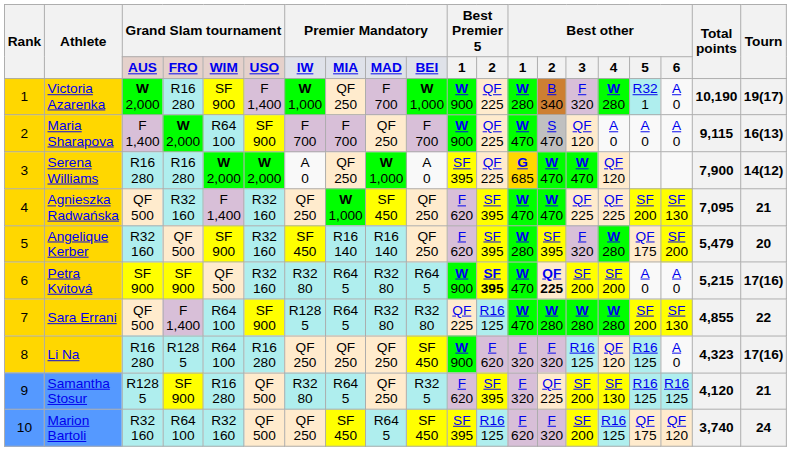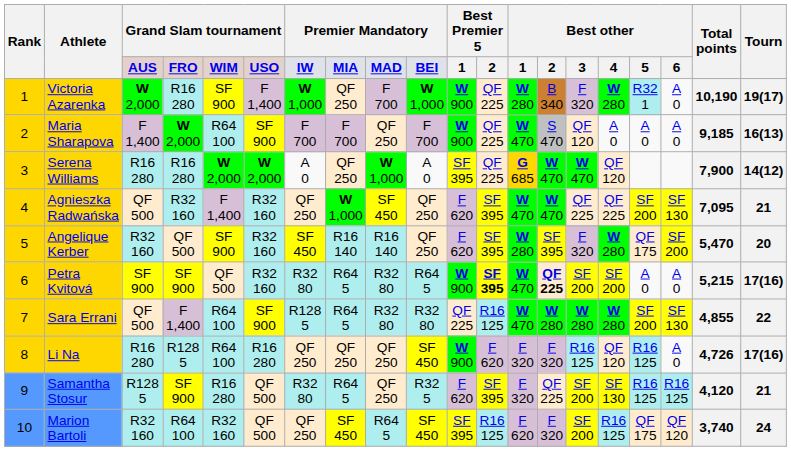(716, 134) 9,115 -> (716, 134) 9,185
(716, 244) 5,479 -> (716, 244) 5,470
(716, 355) 4,323 -> (716, 355) 4,726
